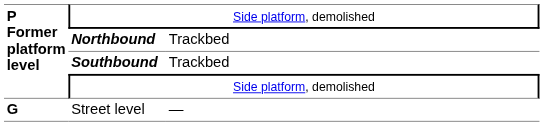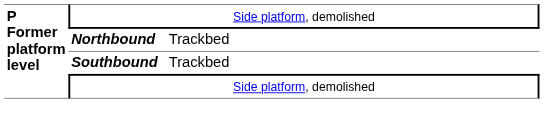- row: (108, 109)
